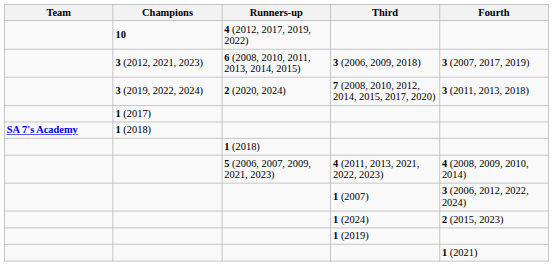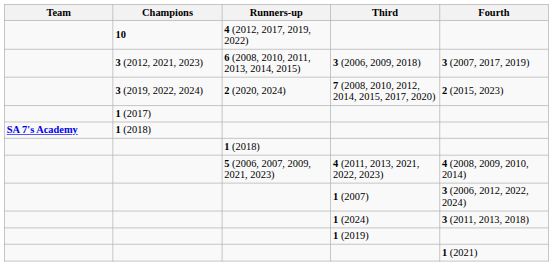(485, 91) 3 (2011, 2013, 2018) -> (473, 91) 2 (2015, 2023)
(473, 219) 2 (2015, 2023) -> (485, 219) 3 (2011, 2013, 2018)
